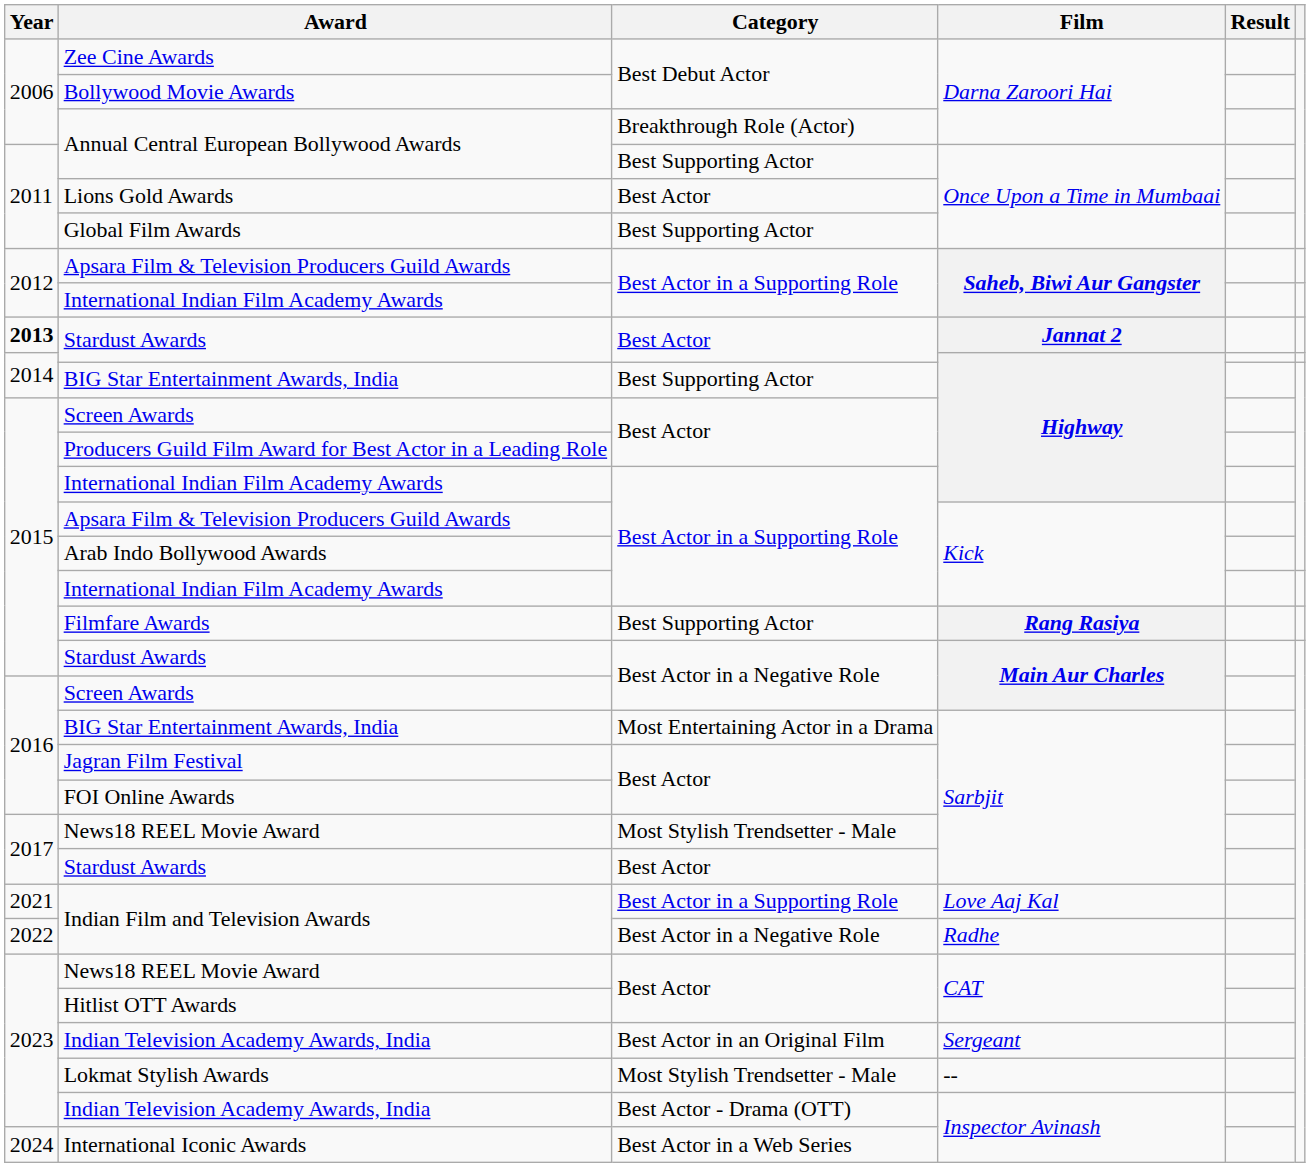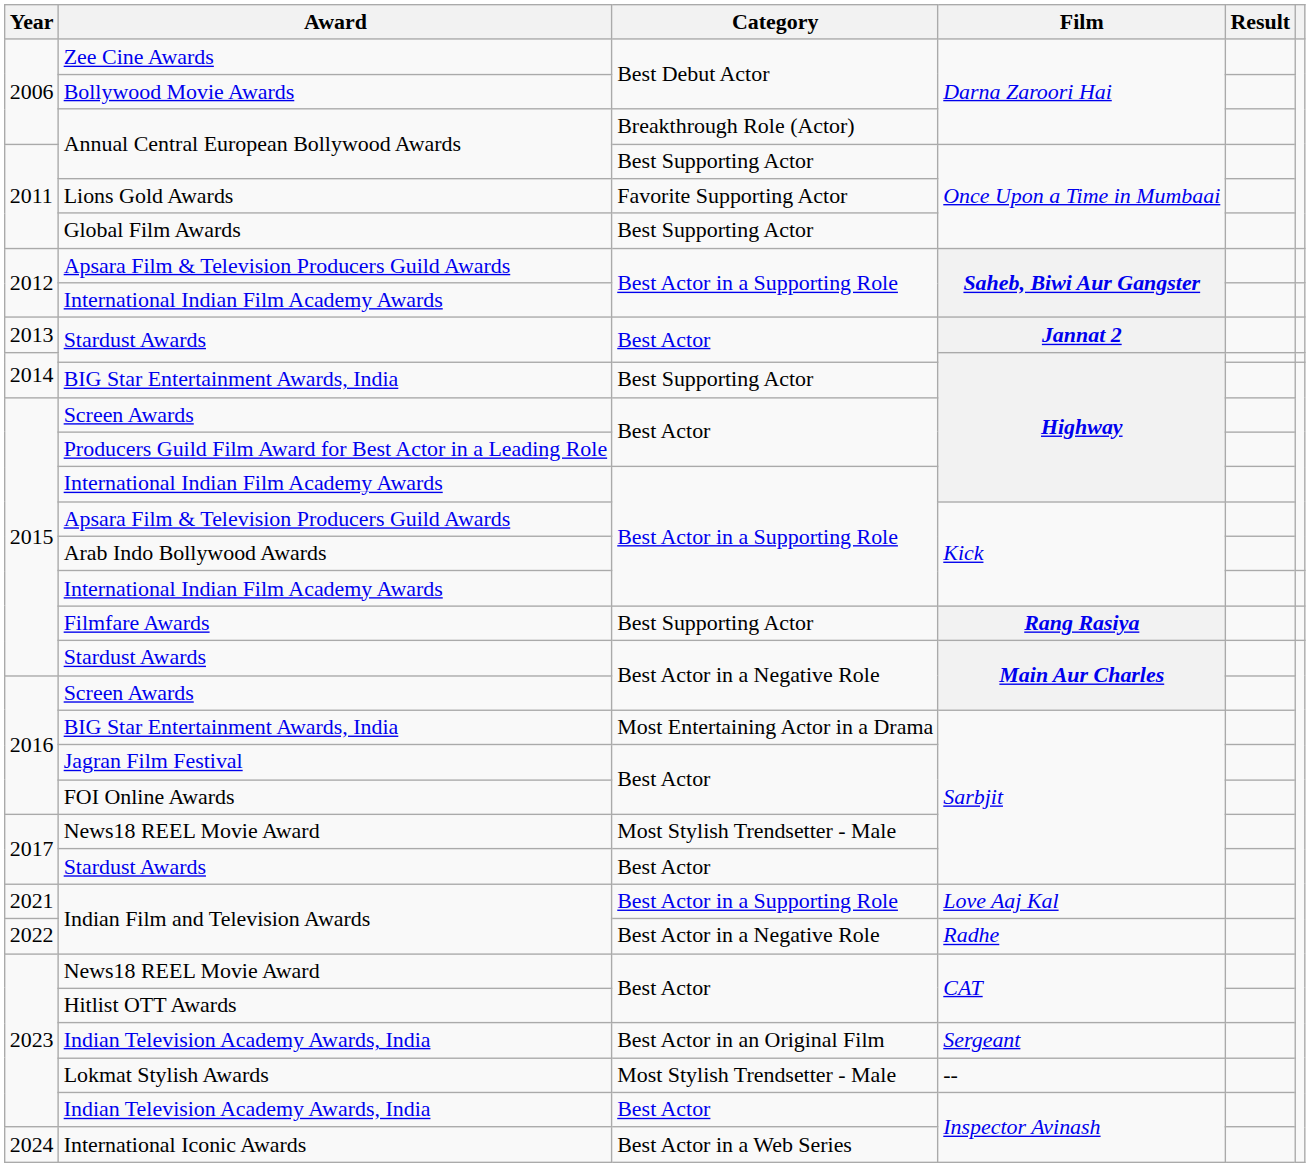(664, 195) Best Actor -> (732, 195) Favorite Supporting Actor
(32, 334) bold -> (32, 334) normal
(734, 1109) Best Actor - Drama (OTT) -> (664, 1109) Best Actor
